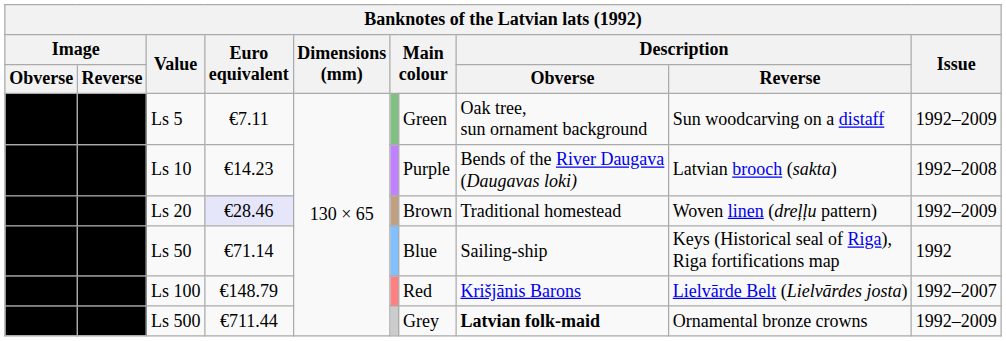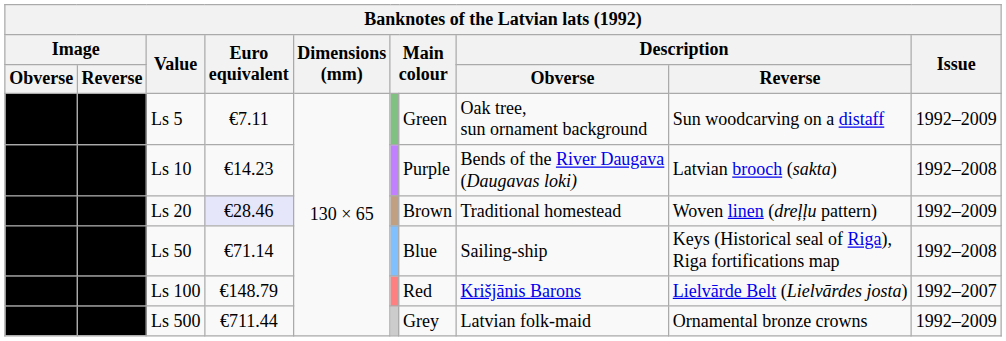(934, 250) 1992 -> (956, 250) 1992–2008
(530, 320) bold -> (526, 320) normal
